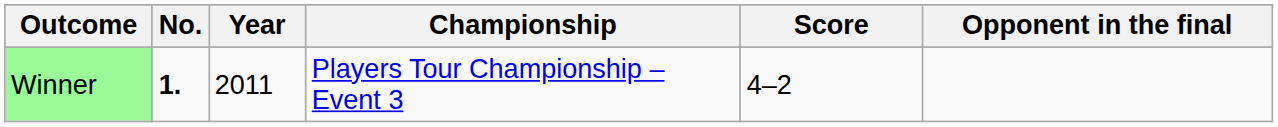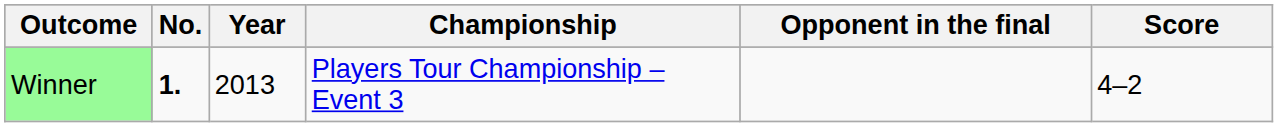columns swapped: (1097, 25) <-> (831, 25)
(244, 84) 2011 -> (245, 84) 2013
